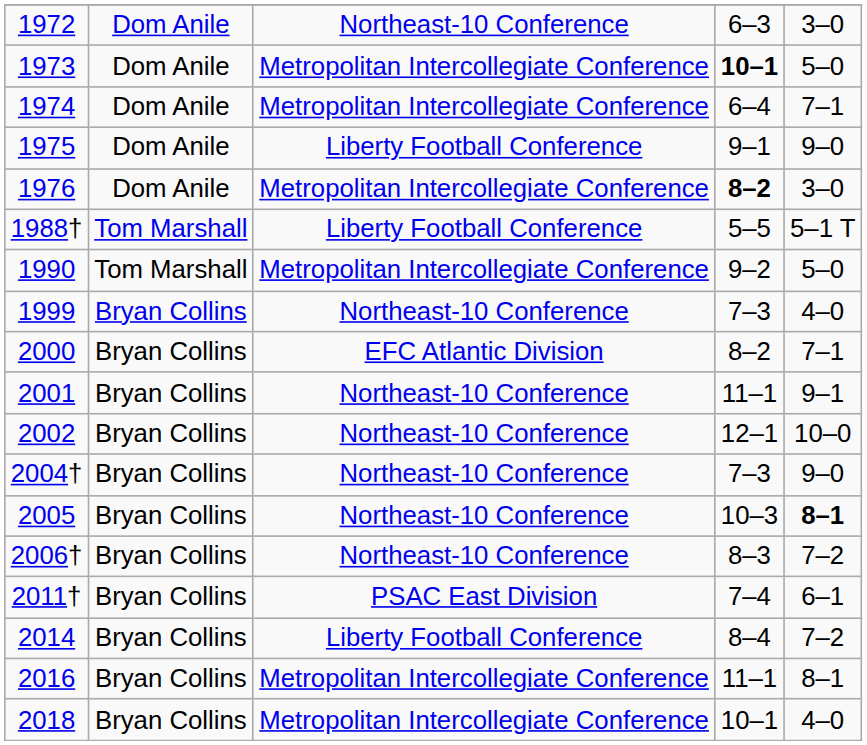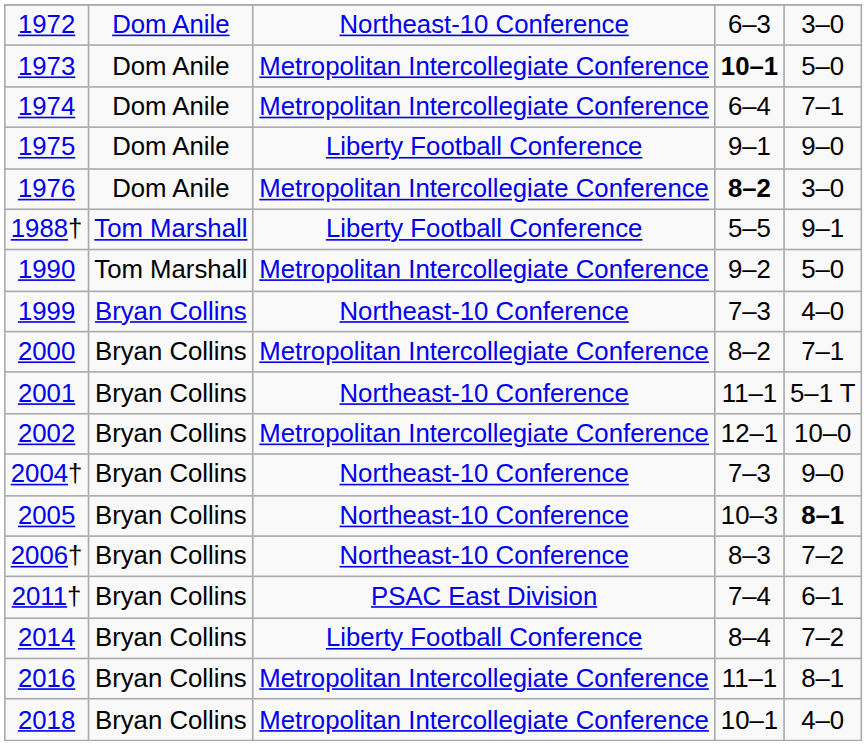(823, 229) 5–1 T -> (823, 229) 9–1
(484, 351) EFC Atlantic Division -> (484, 351) Metropolitan Intercollegiate Conference
(823, 392) 9–1 -> (823, 392) 5–1 T
(484, 433) Northeast-10 Conference -> (484, 433) Metropolitan Intercollegiate Conference
